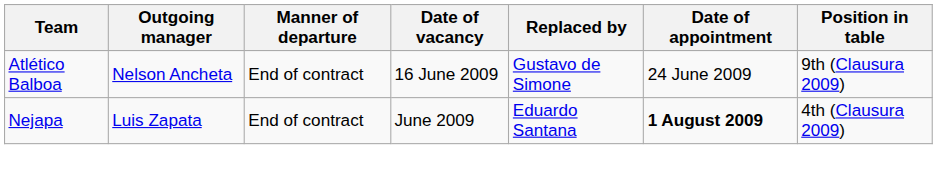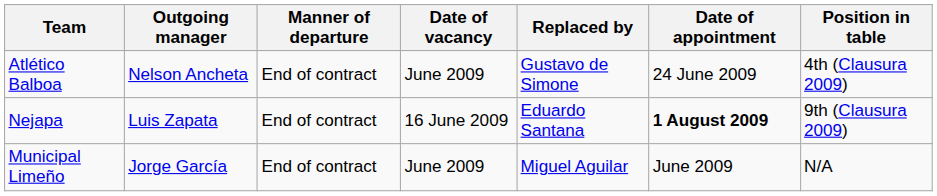(446, 74) 16 June 2009 -> (444, 74) June 2009
(853, 74) 9th (Clausura 2009) -> (855, 74) 4th (Clausura 2009)
(434, 120) June 2009 -> (456, 120) 16 June 2009
(853, 120) 4th (Clausura 2009) -> (855, 120) 9th (Clausura 2009)
+ row: (45, 166)
